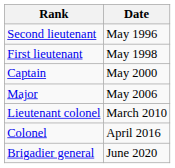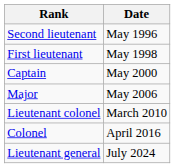- row: (51, 152)
+ row: (54, 152)
